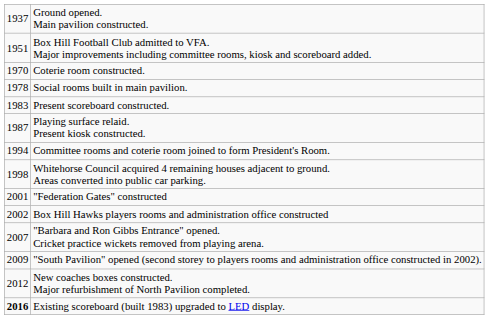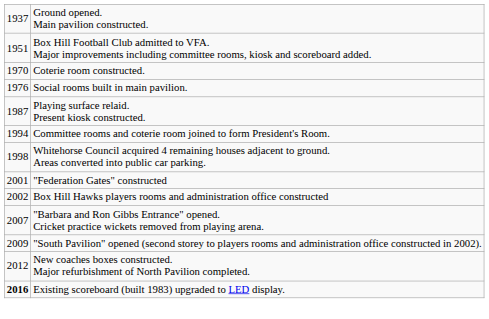(18, 88) 1978 -> (18, 88) 1976
- row: (101, 105)
